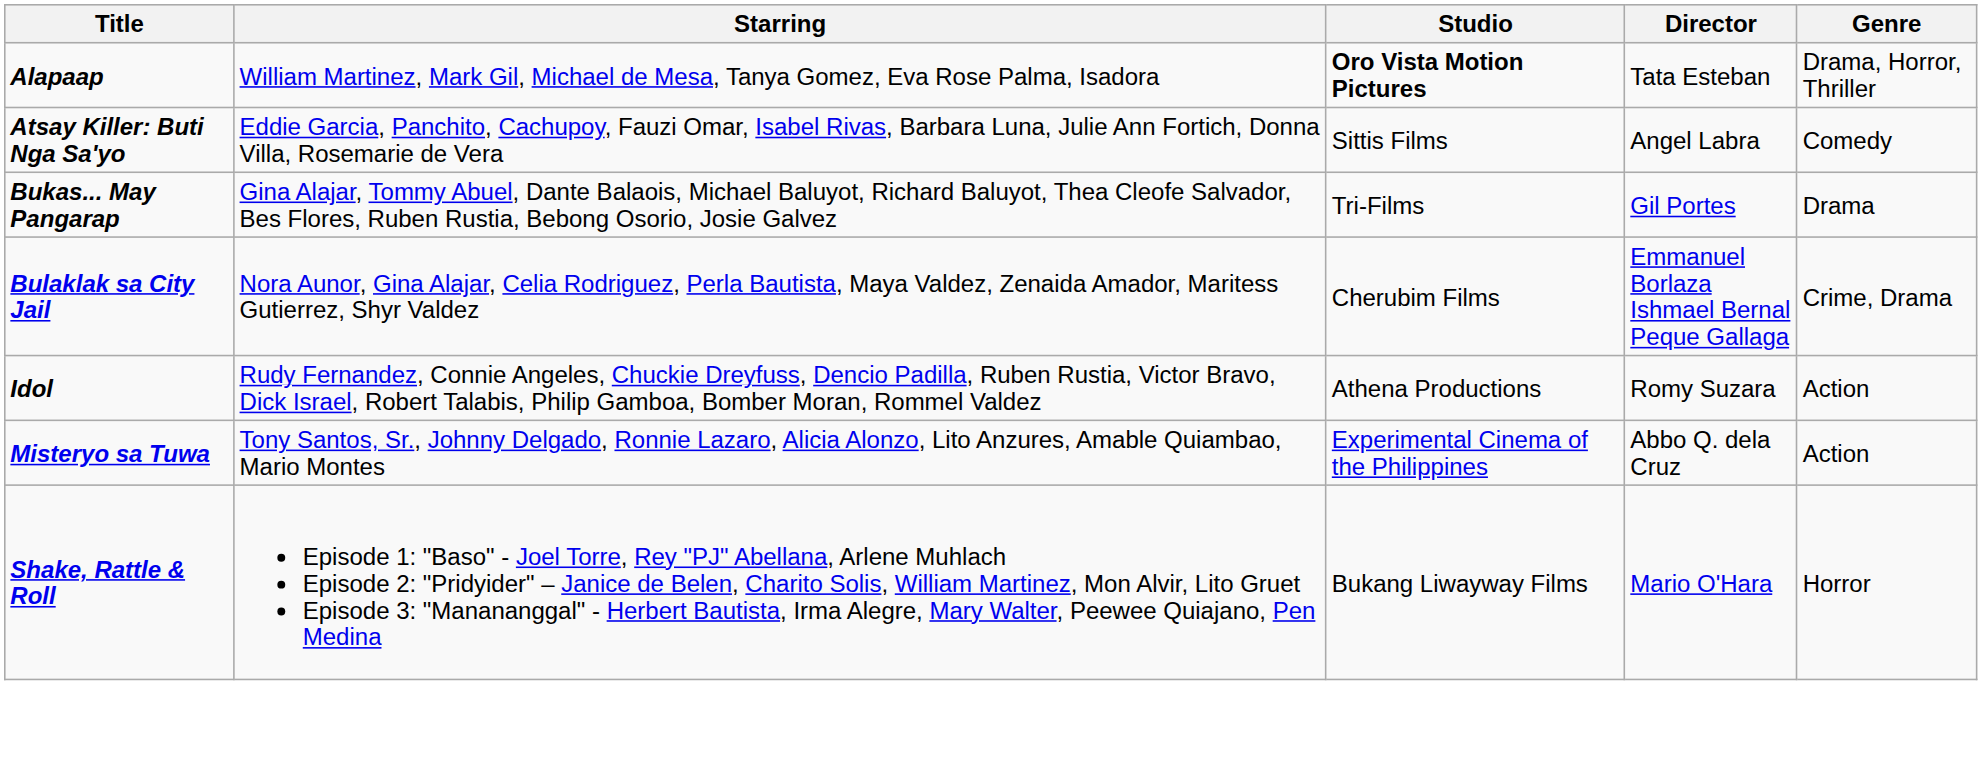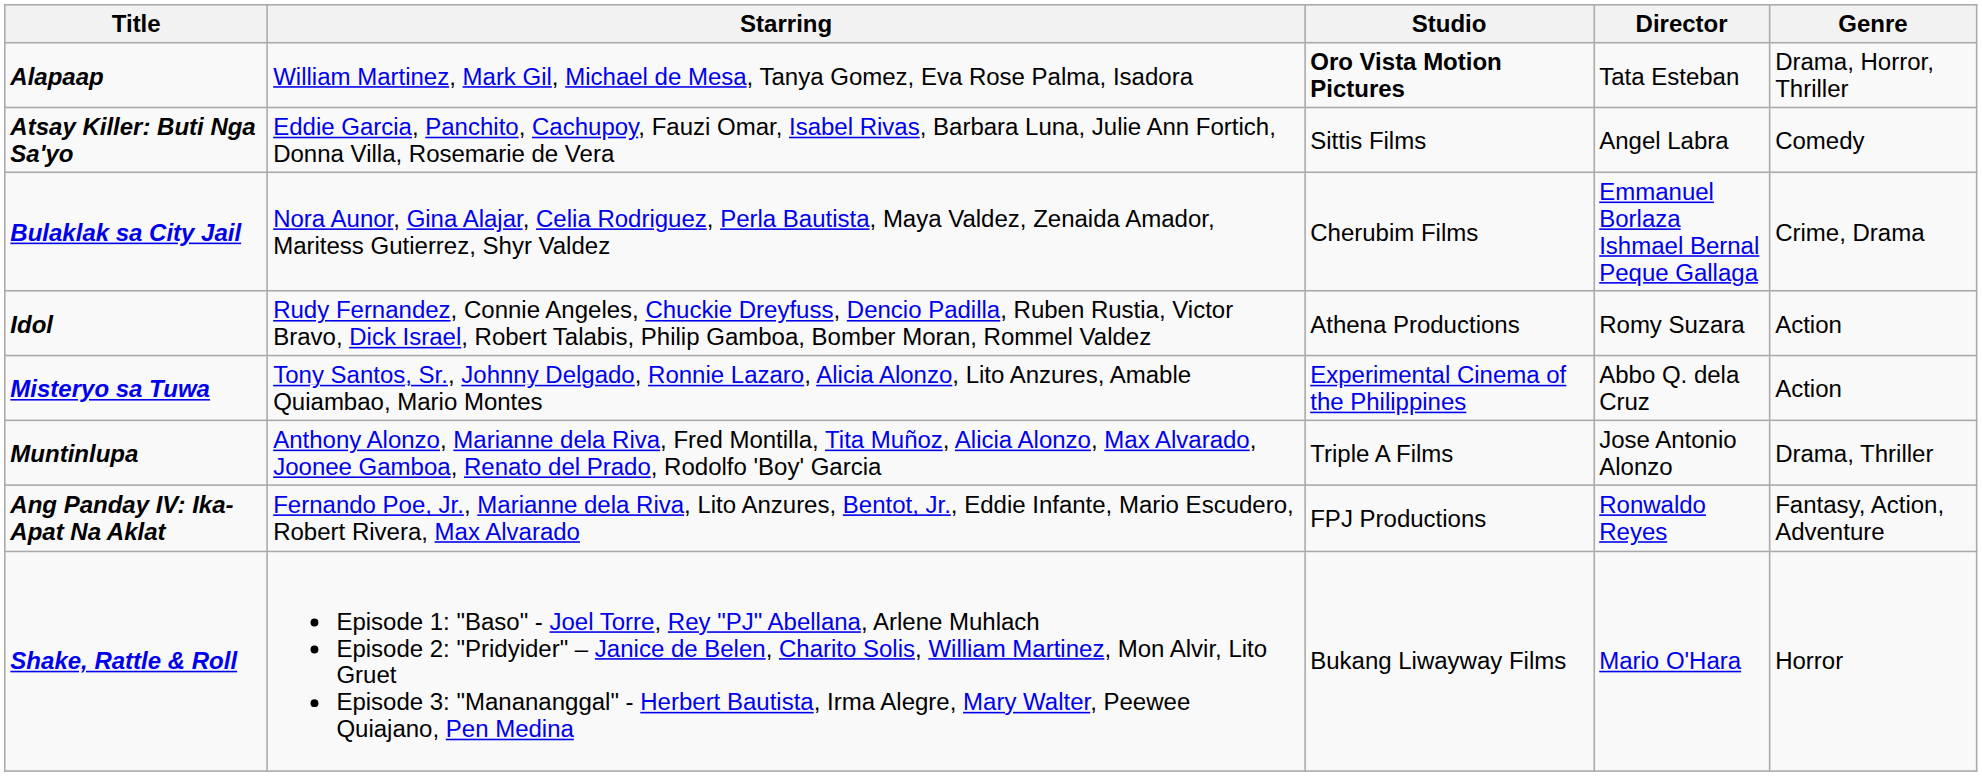- row: (83, 205)
+ row: (74, 454)
+ row: (122, 518)
